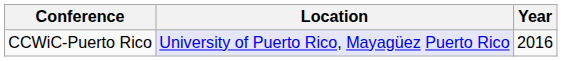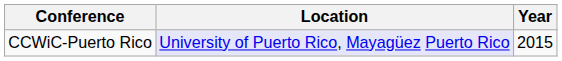(535, 42) 2016 -> (535, 42) 2015
